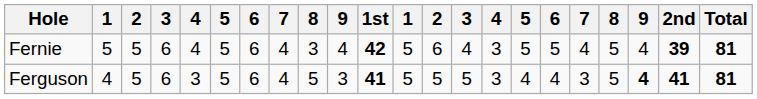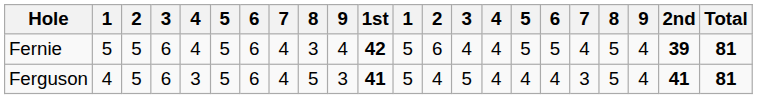(496, 49) 3 -> (496, 49) 4
(437, 78) 5 -> (437, 78) 4
(496, 78) 3 -> (496, 78) 4
(643, 78) bold -> (643, 78) normal
